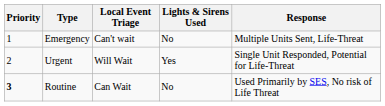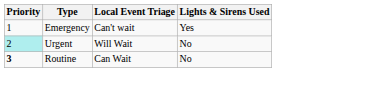- column: (306, 17)
(167, 39) No -> (187, 28) Yes
(9, 60) no background -> (9, 43) paleturquoise background
(169, 60) Yes -> (186, 43) No
